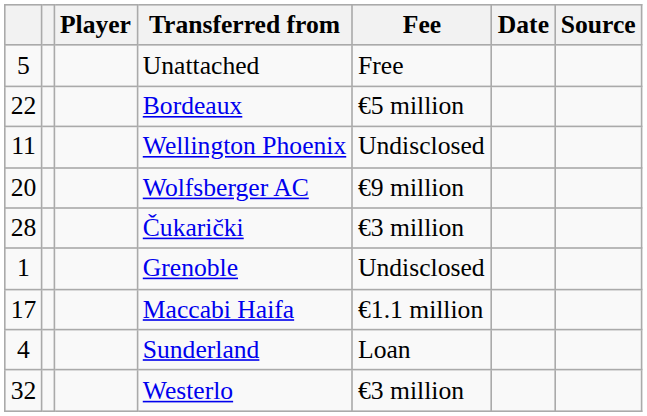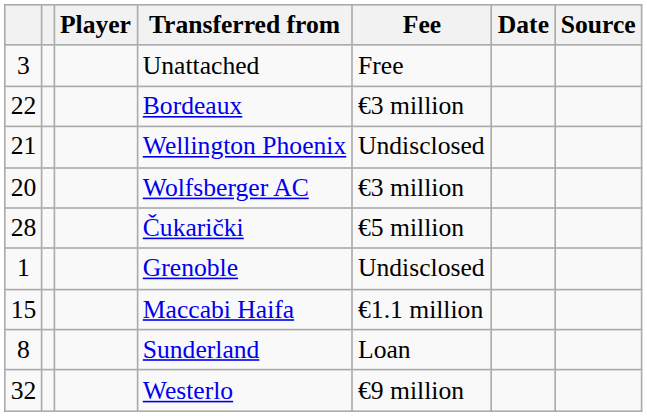(24, 65) 5 -> (24, 65) 3
(411, 106) €5 million -> (411, 106) €3 million
(24, 146) 11 -> (24, 146) 21
(411, 187) €9 million -> (411, 187) €3 million
(411, 227) €3 million -> (411, 227) €5 million
(24, 308) 17 -> (24, 308) 15
(24, 349) 4 -> (24, 349) 8
(411, 390) €3 million -> (411, 390) €9 million
